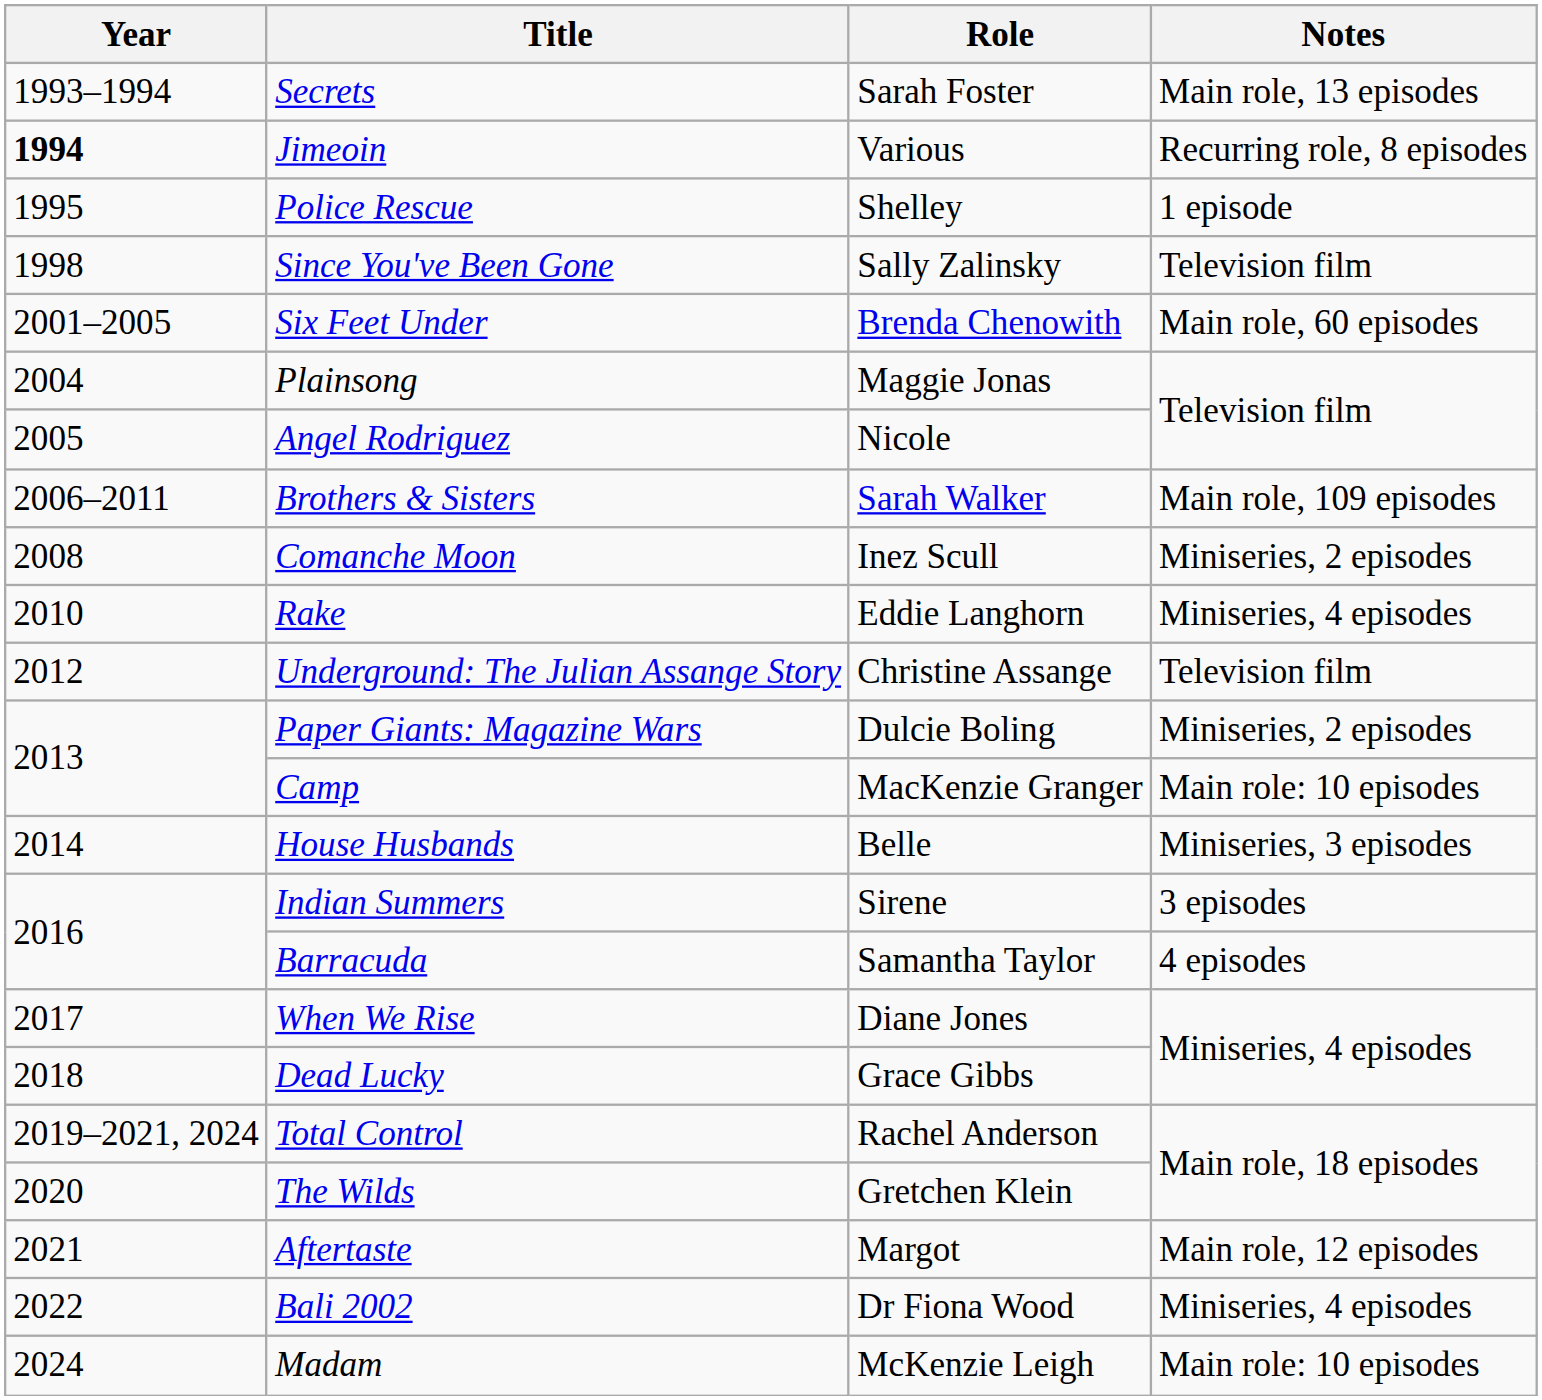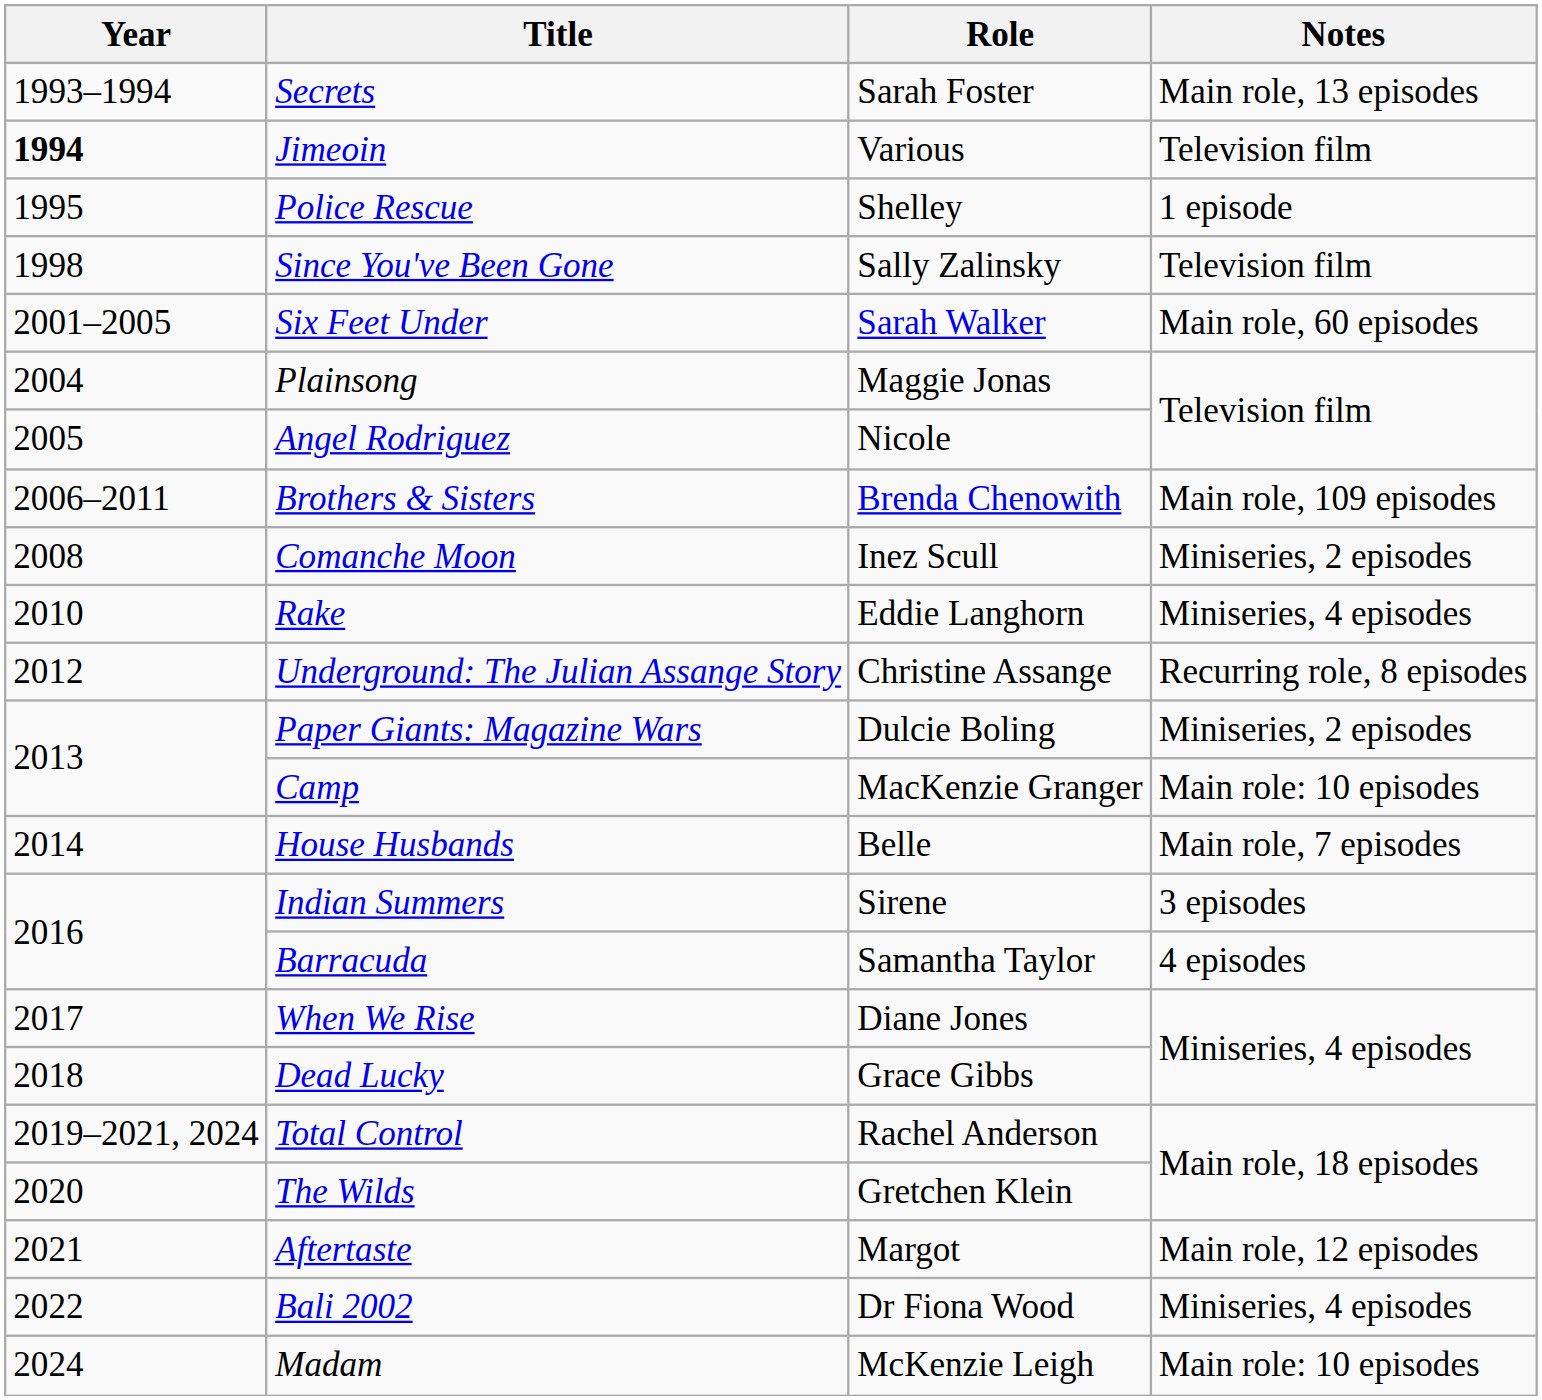(1343, 149) Recurring role, 8 episodes -> (1266, 149) Television film
(989, 323) Brenda Chenowith -> (952, 323) Sarah Walker
(952, 496) Sarah Walker -> (989, 496) Brenda Chenowith
(1266, 670) Television film -> (1343, 670) Recurring role, 8 episodes
(1315, 844) Miniseries, 3 episodes -> (1310, 844) Main role, 7 episodes
